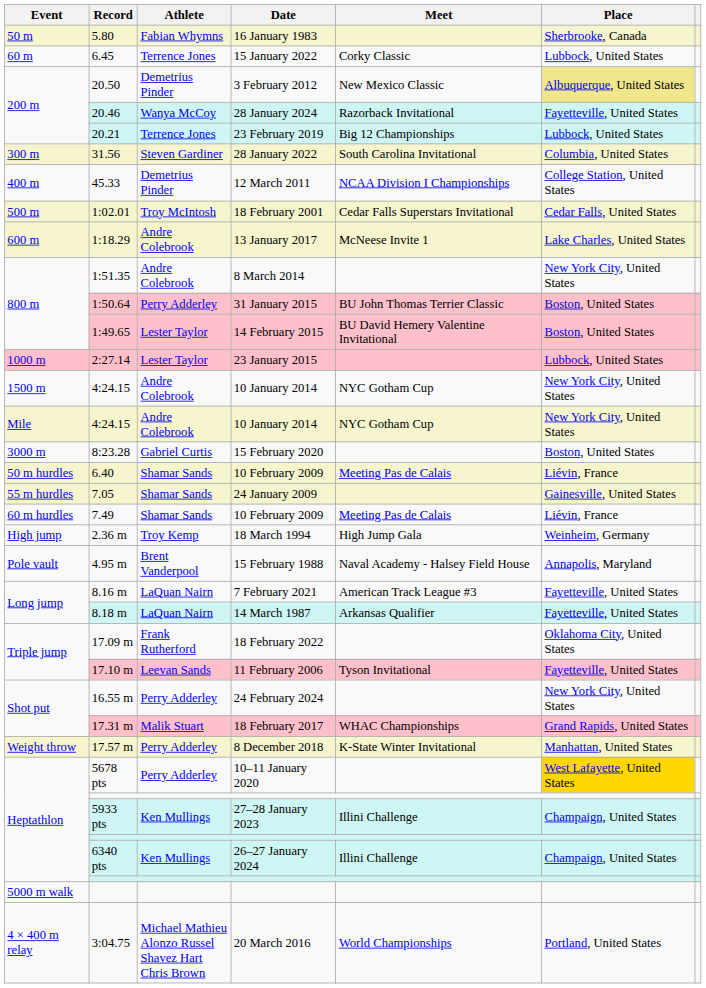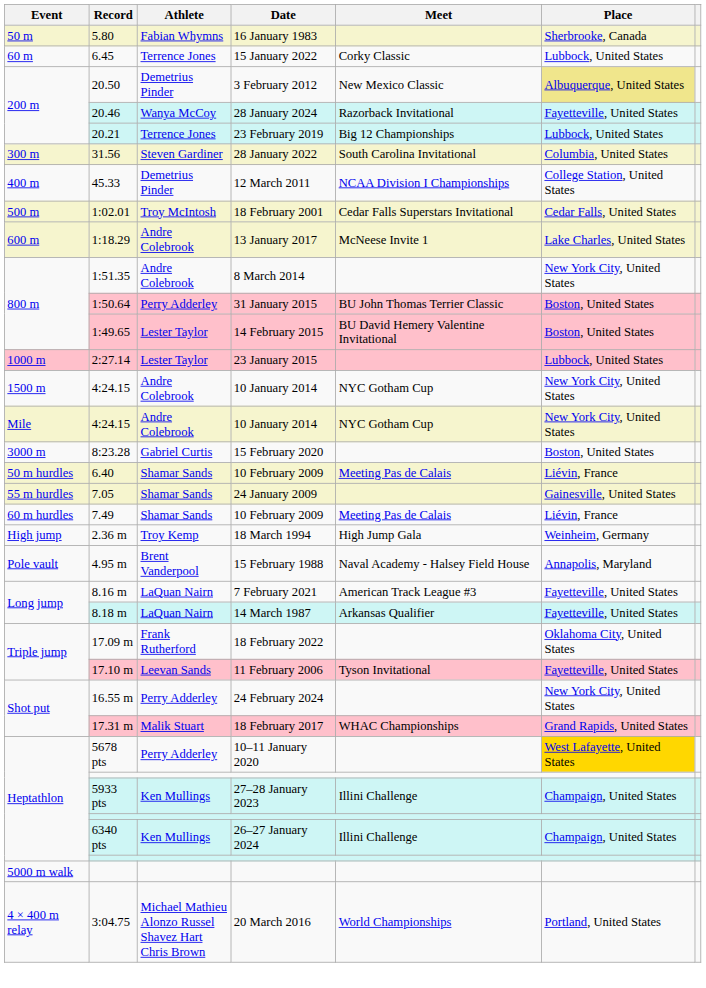- row: (42, 746)
